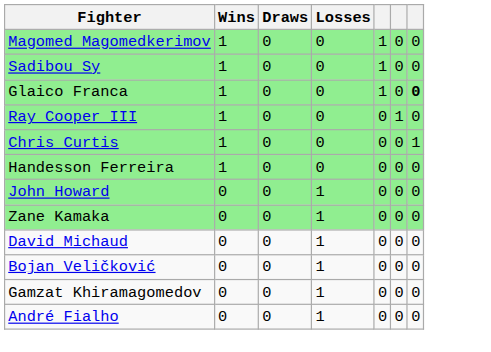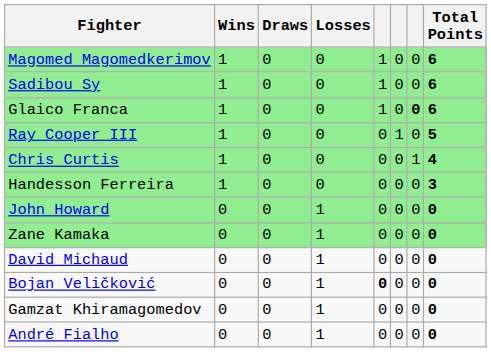+ column: (455, 26)
(383, 267) normal -> (383, 285) bold
